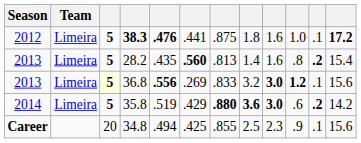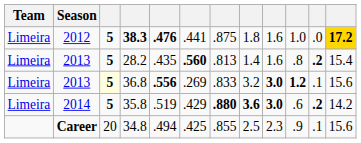columns swapped: (28, 15) <-> (76, 15)
(317, 38) .1 -> (317, 38) .0
(341, 38) no background -> (341, 38) gold background
